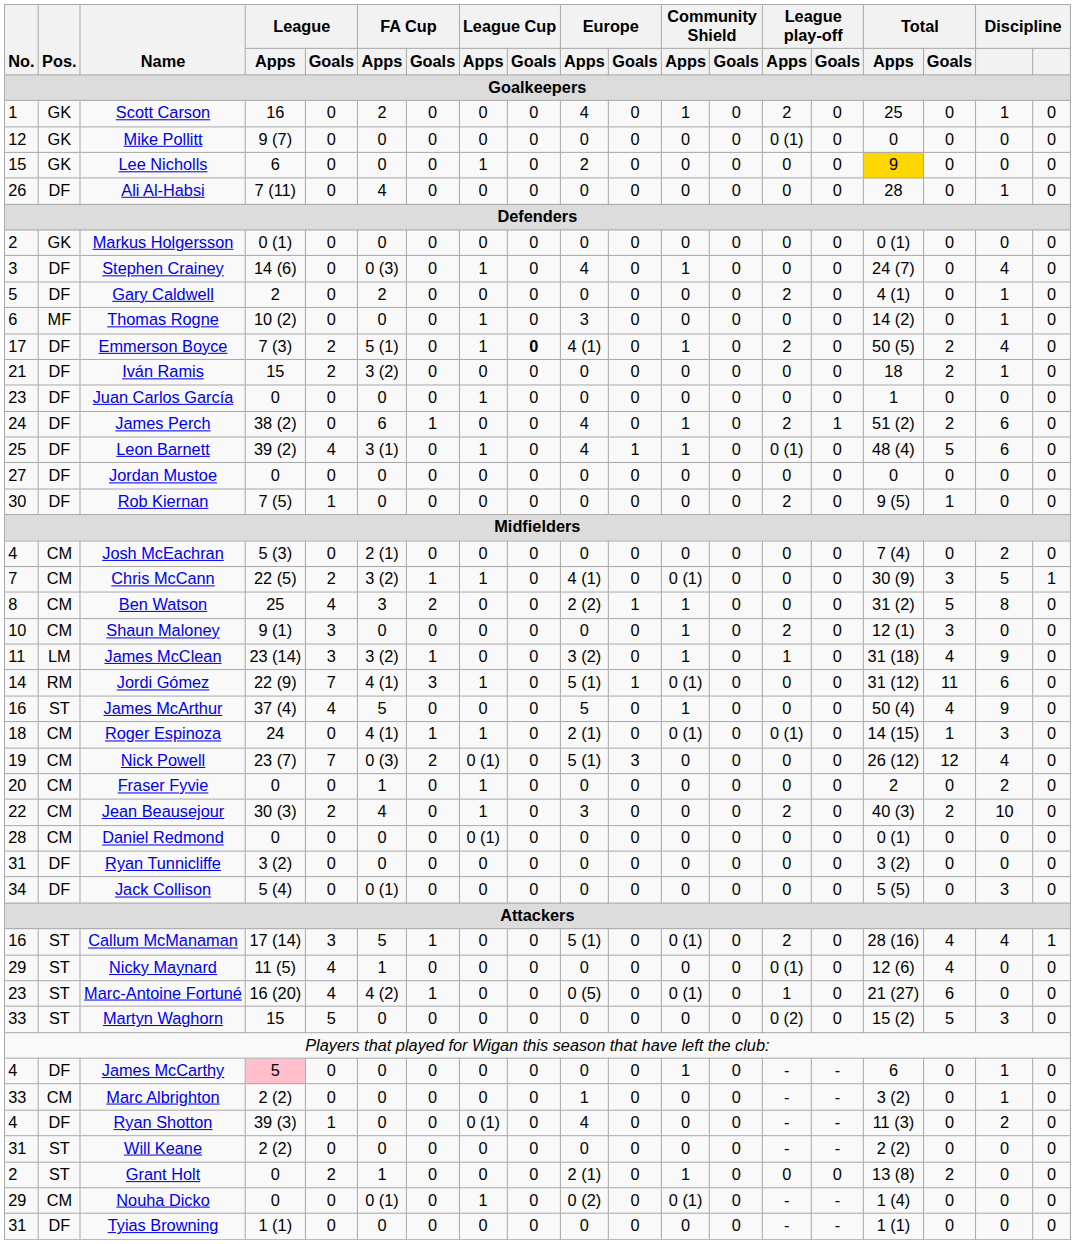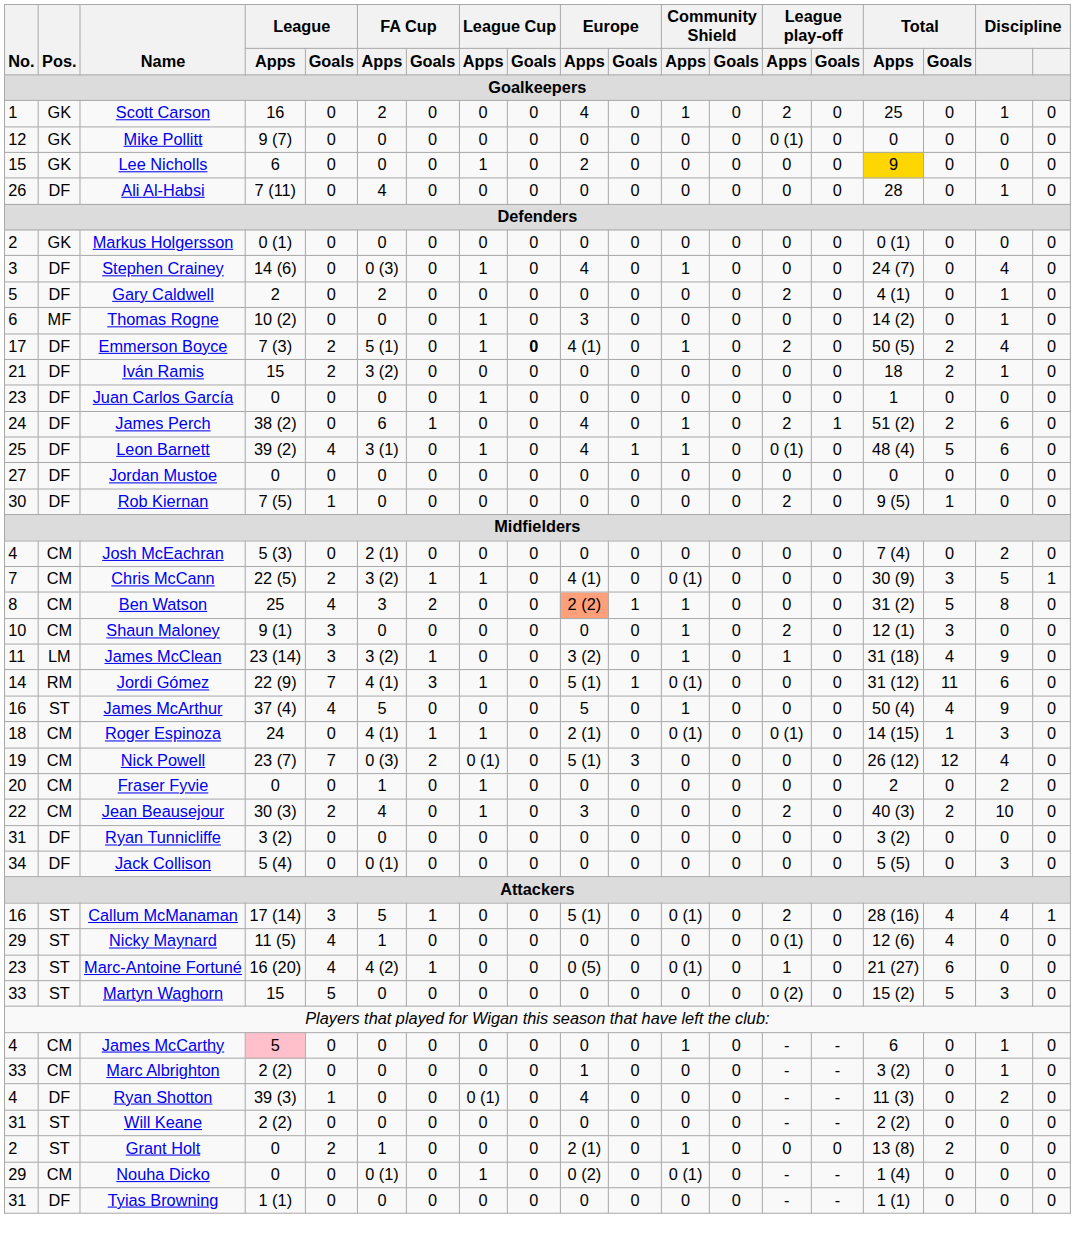(584, 605) no background -> (584, 605) lightsalmon background
- row: (163, 838)
(59, 1071) DF -> (59, 1045) CM
